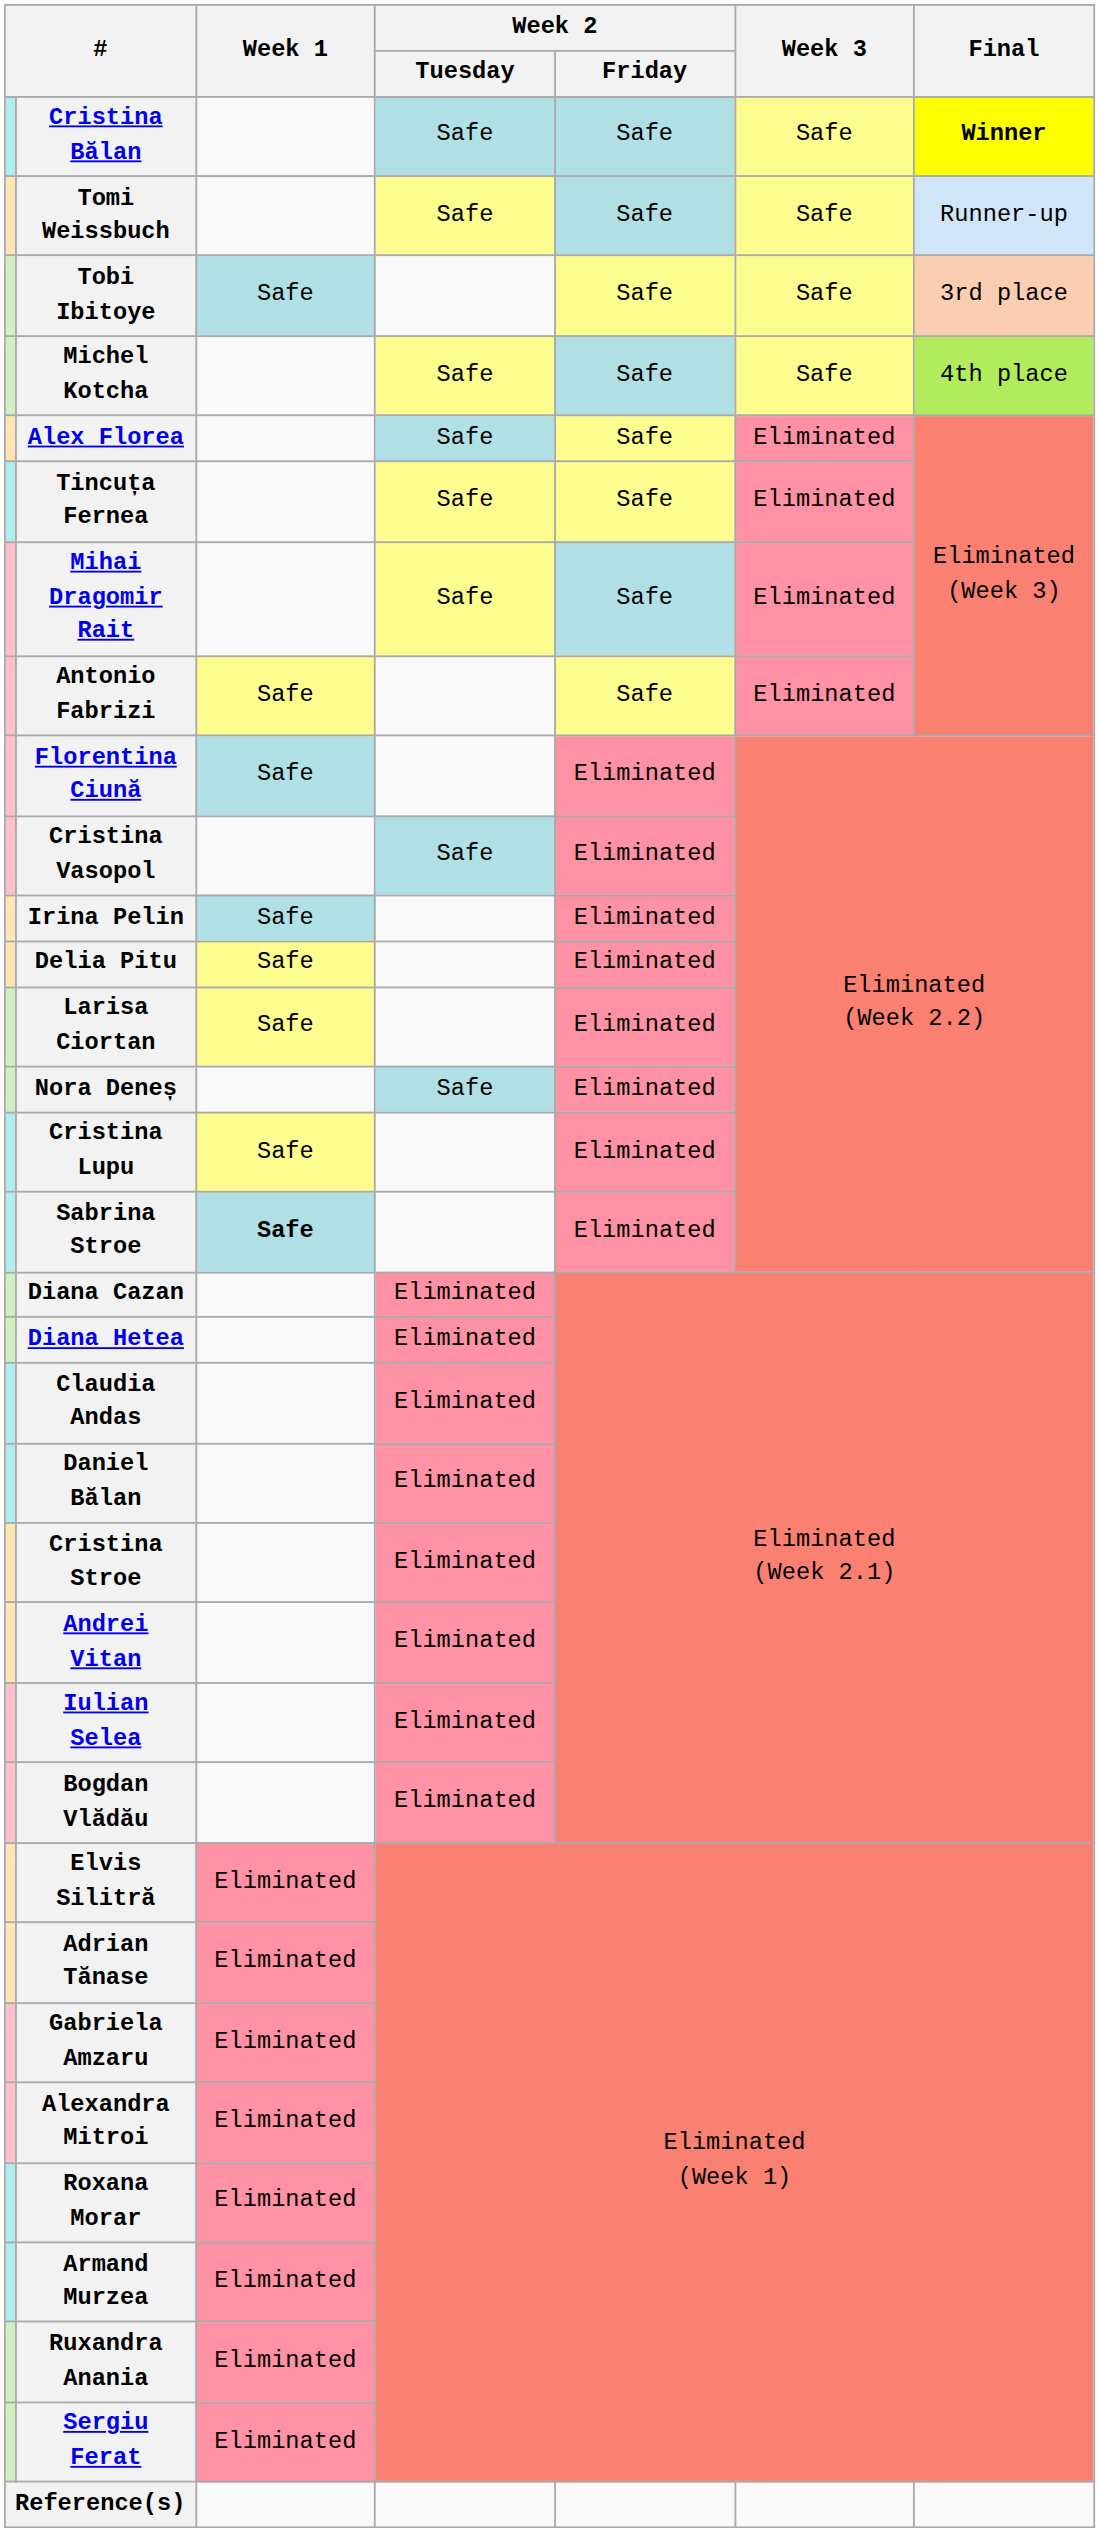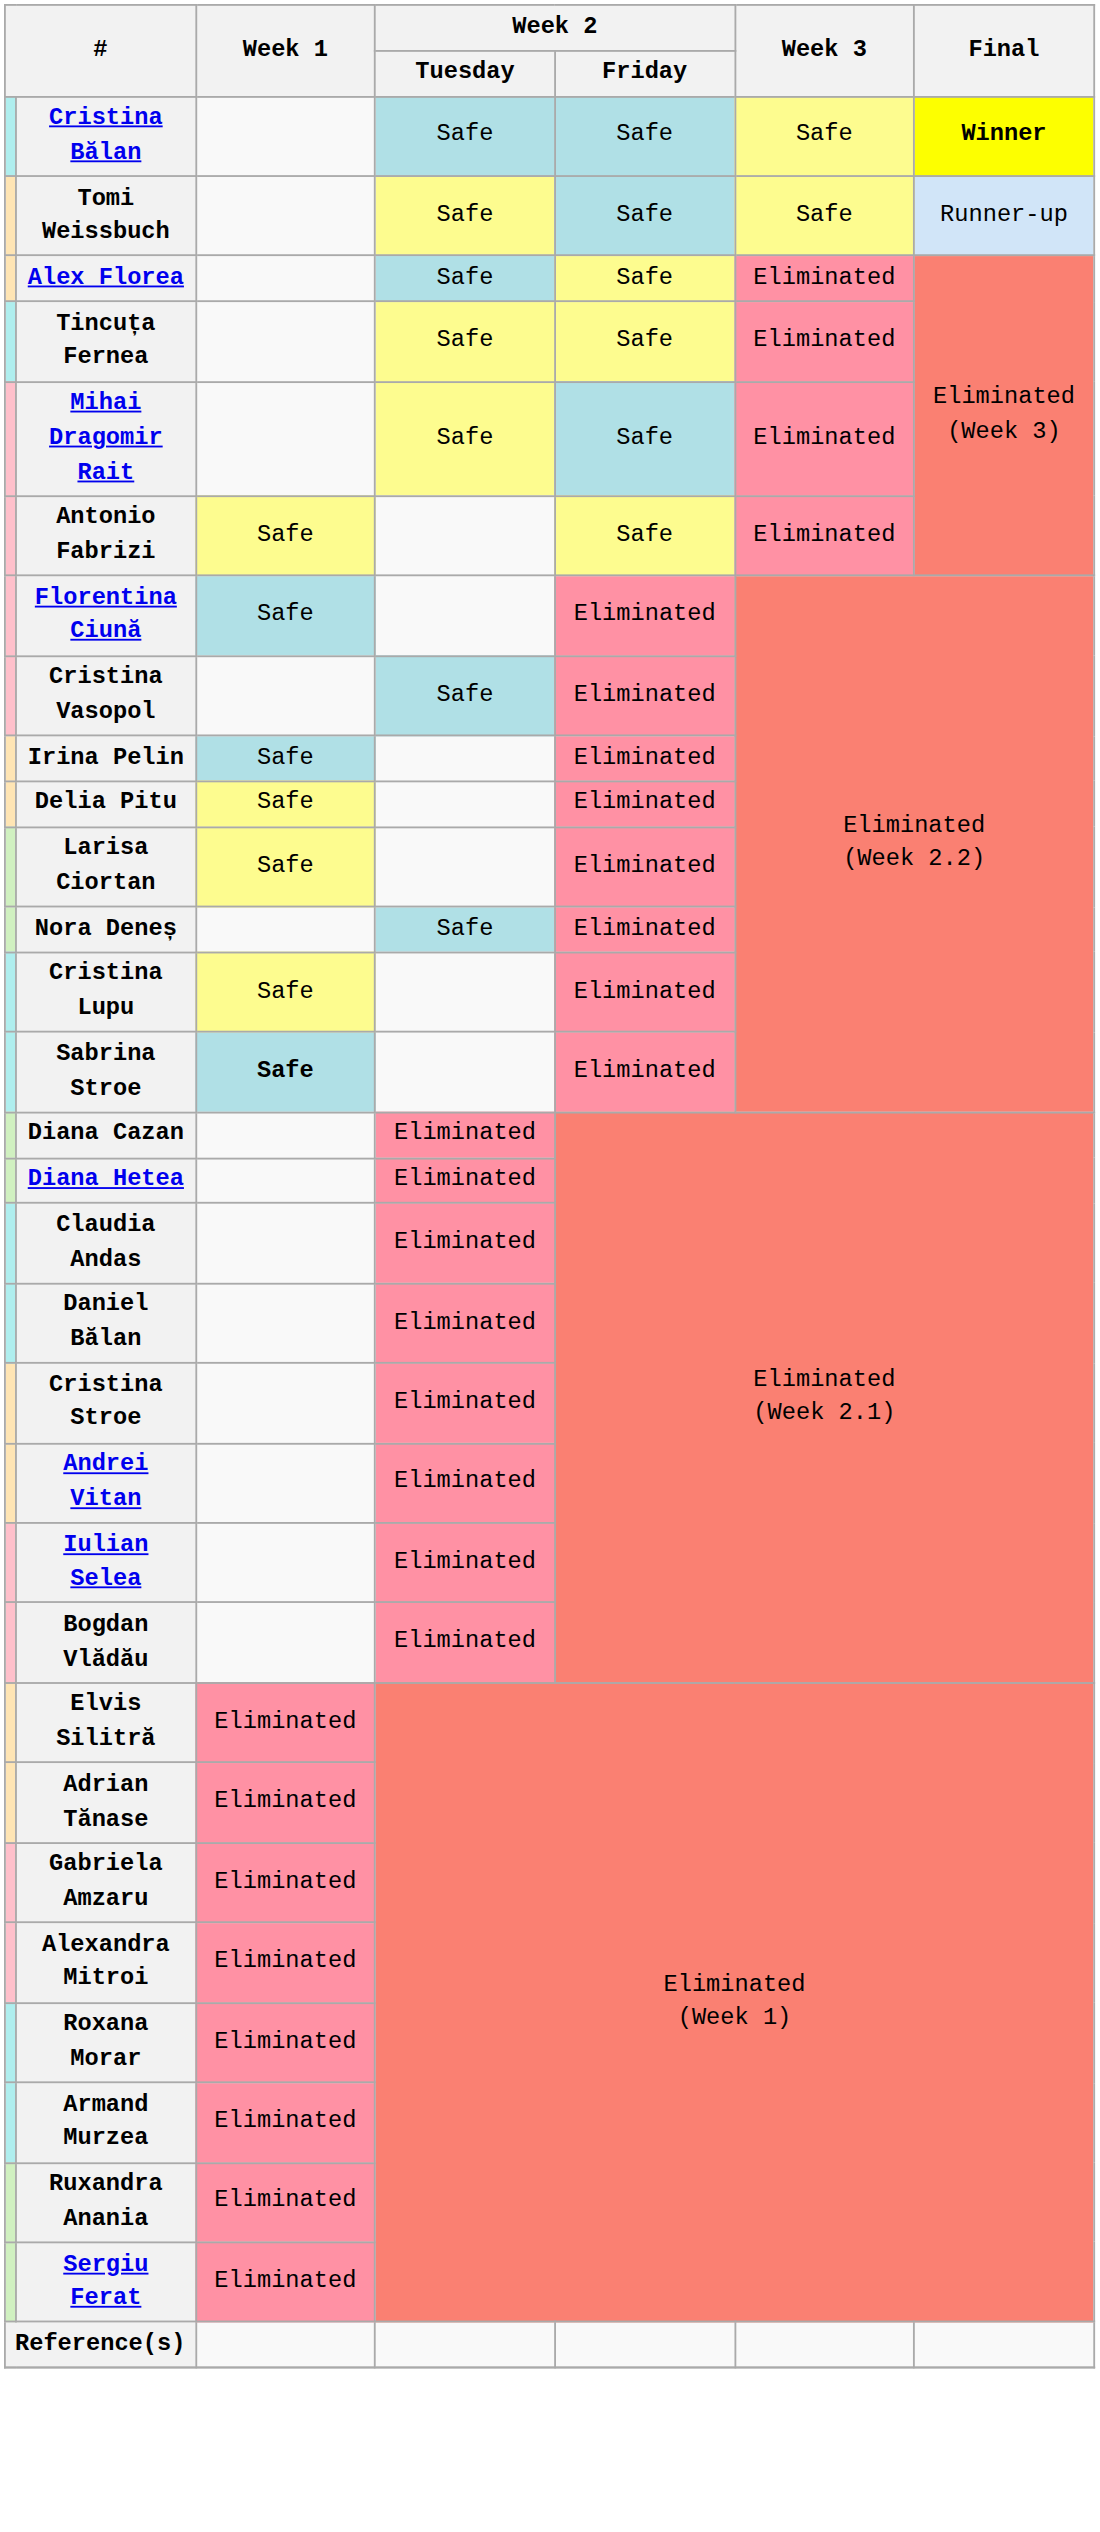- row: (106, 294)
- row: (106, 374)
